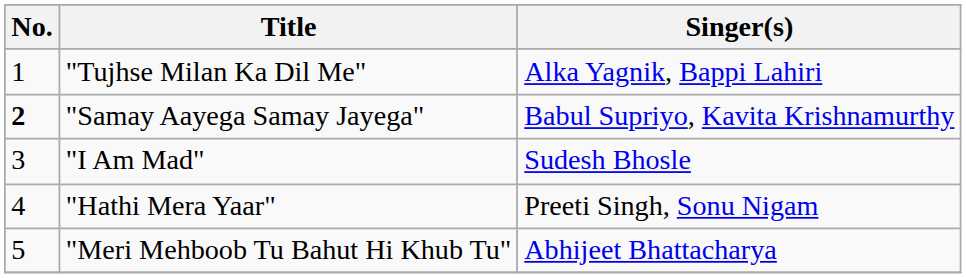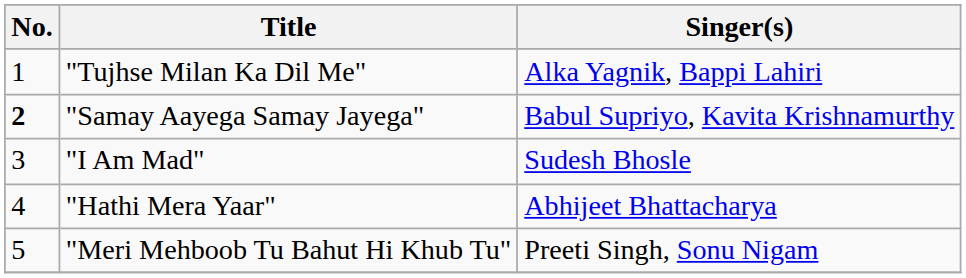(671, 205) Preeti Singh, Sonu Nigam -> (651, 205) Abhijeet Bhattacharya
(651, 250) Abhijeet Bhattacharya -> (671, 250) Preeti Singh, Sonu Nigam
